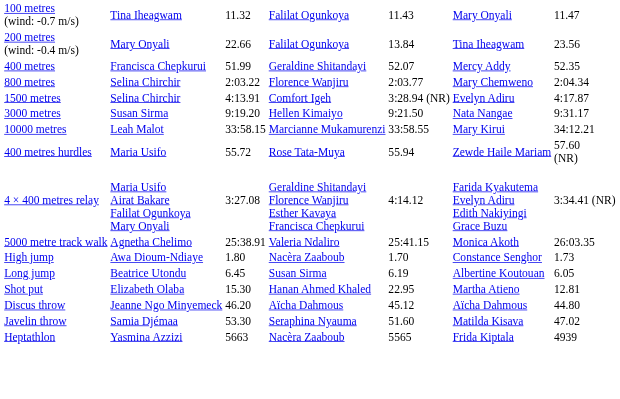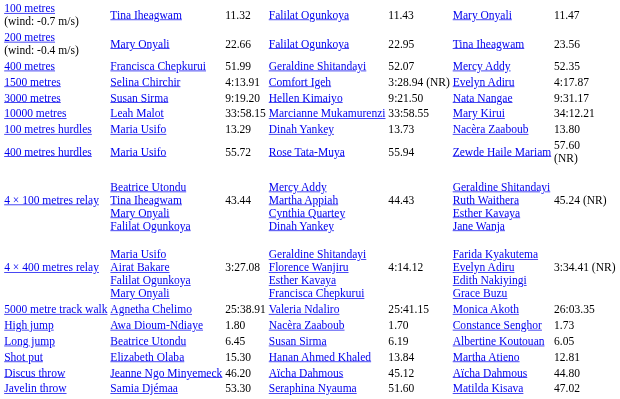(401, 44) 13.84 -> (401, 44) 22.95
- row: (30, 82)
+ row: (48, 129)
+ row: (52, 200)
(401, 289) 22.95 -> (401, 357) 13.84
- row: (30, 337)
